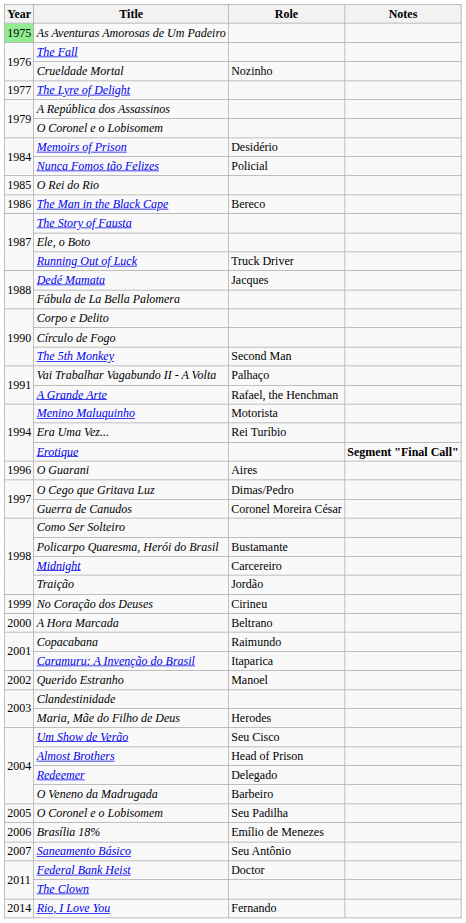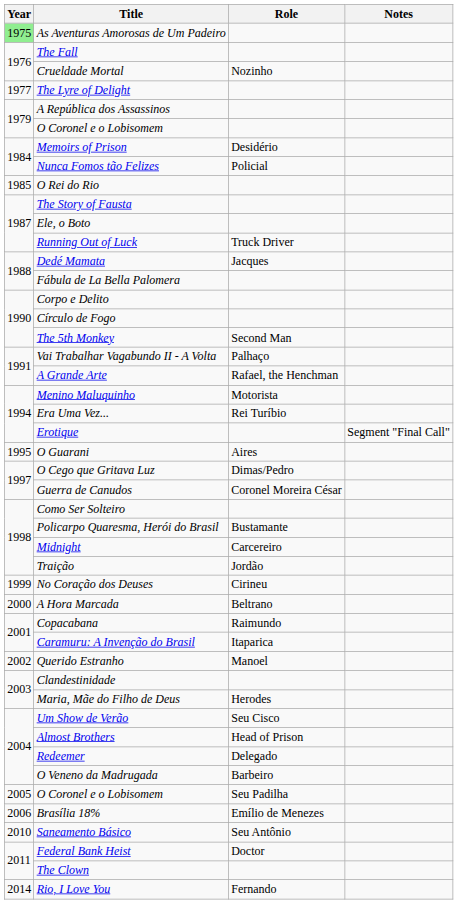- row: (102, 204)
(403, 451) bold -> (399, 432) normal
(19, 470) 1996 -> (19, 451) 1995
(19, 851) 2007 -> (19, 832) 2010
